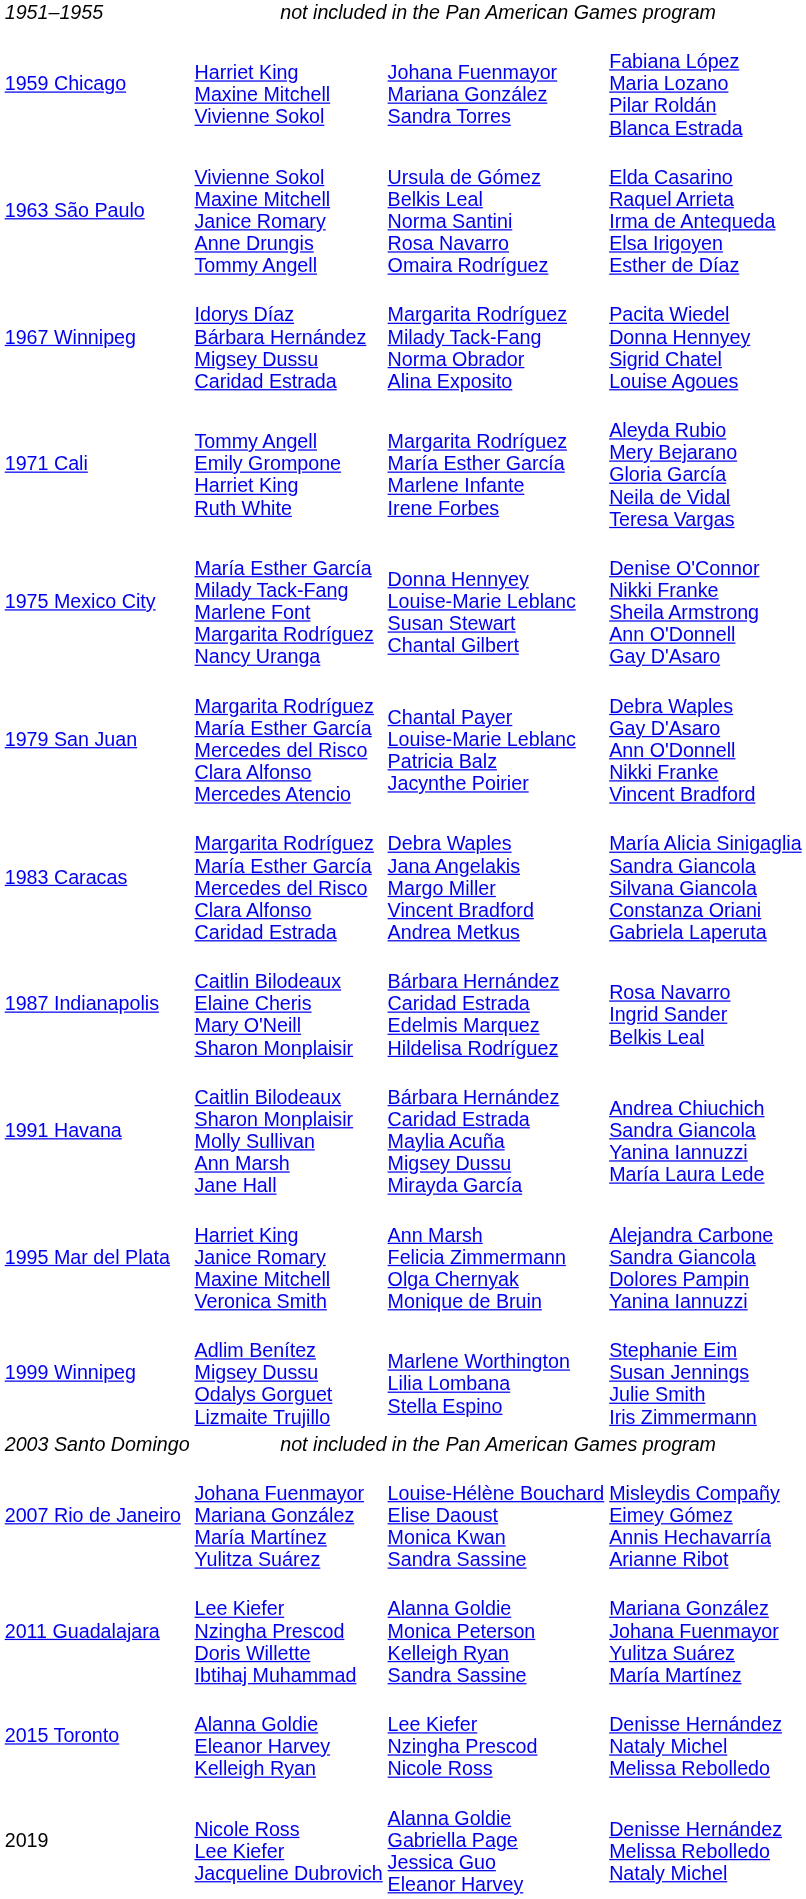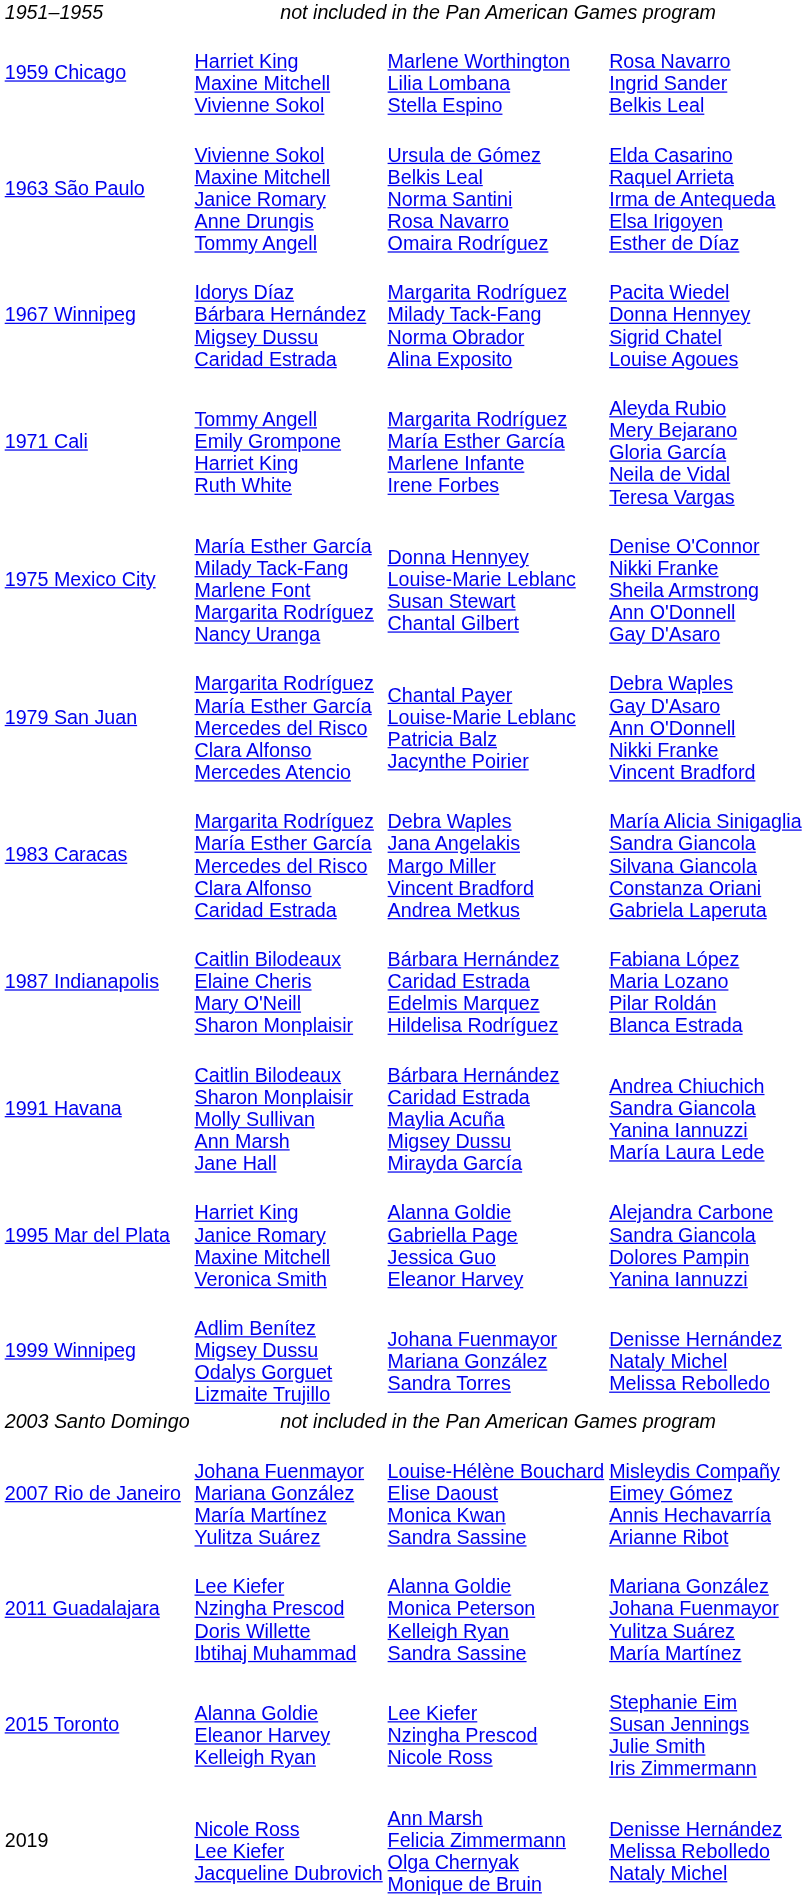(472, 95) Johana Fuenmayor Mariana González Sandra Torres -> (479, 83) Marlene Worthington Lilia Lombana Stella Espino
(676, 95) Fabiana López Maria Lozano Pilar Roldán Blanca Estrada -> (670, 83) Rosa Navarro Ingrid Sander Belkis Leal
(670, 1015) Rosa Navarro Ingrid Sander Belkis Leal -> (676, 992) Fabiana López Maria Lozano Pilar Roldán Blanca Estrada
(477, 1268) Ann Marsh Felicia Zimmermann Olga Chernyak Monique de Bruin -> (455, 1246) Alanna Goldie Gabriella Page Jessica Guo Eleanor Harvey
(479, 1384) Marlene Worthington Lilia Lombana Stella Espino -> (472, 1361) Johana Fuenmayor Mariana González Sandra Torres
(683, 1384) Stephanie Eim Susan Jennings Julie Smith Iris Zimmermann -> (696, 1361) Denisse Hernández Nataly Michel Melissa Rebolledo
(696, 1746) Denisse Hernández Nataly Michel Melissa Rebolledo -> (683, 1735) Stephanie Eim Susan Jennings Julie Smith Iris Zimmermann
(455, 1851) Alanna Goldie Gabriella Page Jessica Guo Eleanor Harvey -> (477, 1851) Ann Marsh Felicia Zimmermann Olga Chernyak Monique de Bruin
